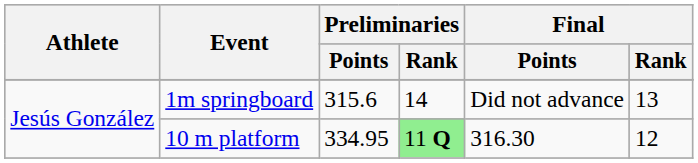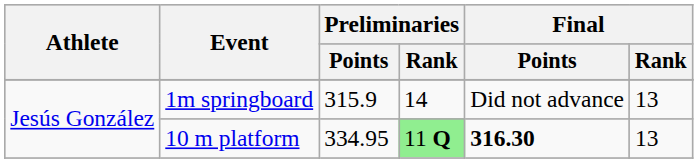(351, 99) 315.6 -> (351, 99) 315.9
(502, 138) normal -> (502, 138) bold
(647, 138) 12 -> (647, 138) 13
